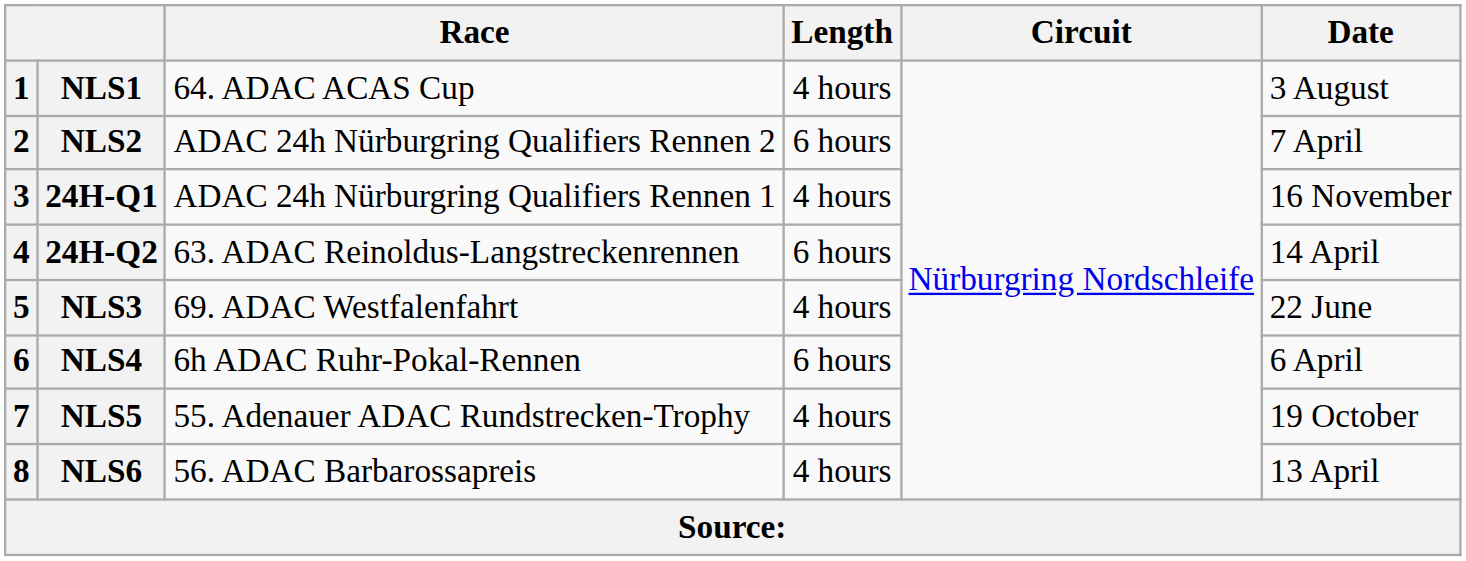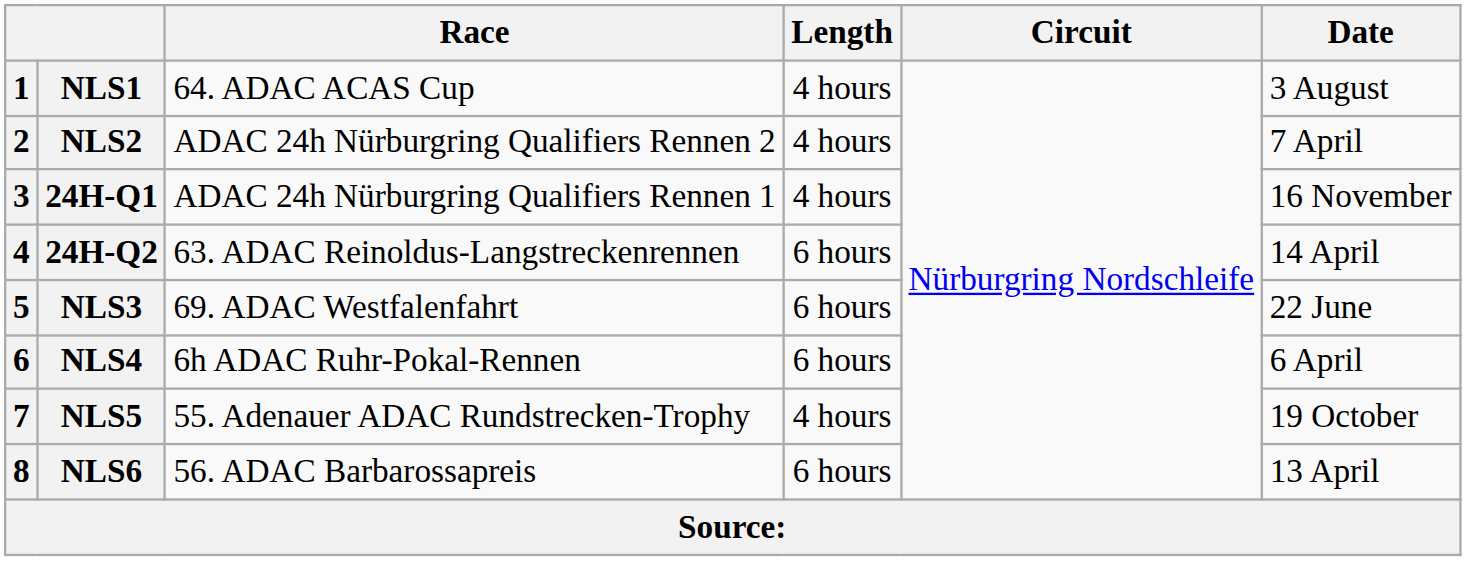(842, 142) 6 hours -> (842, 142) 4 hours
(842, 306) 4 hours -> (842, 306) 6 hours
(842, 471) 4 hours -> (842, 471) 6 hours
